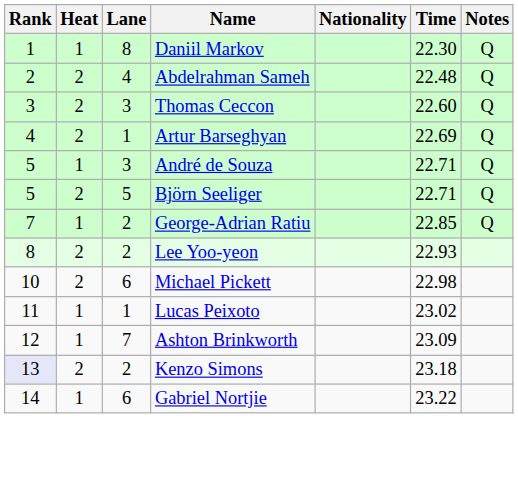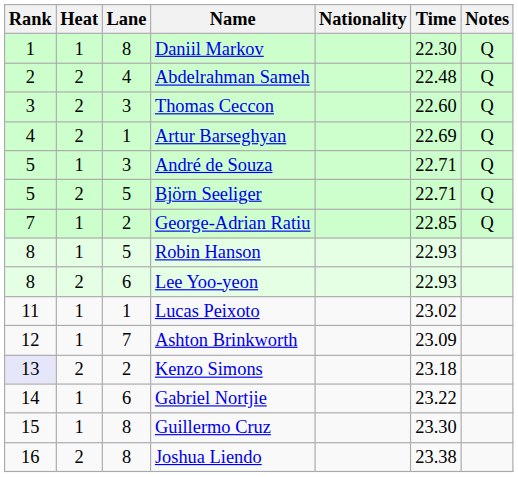+ row: (208, 252)
(126, 252) 2 -> (126, 281) 6
- row: (213, 281)
+ row: (213, 427)
+ row: (208, 456)
